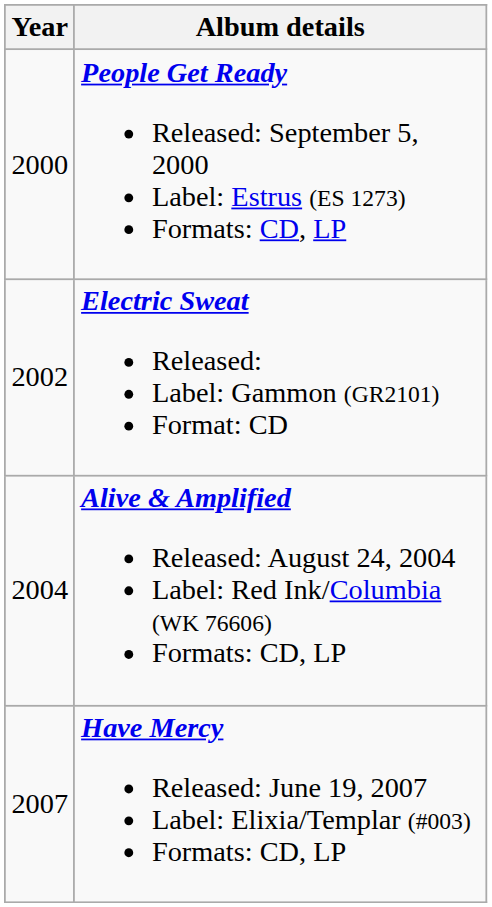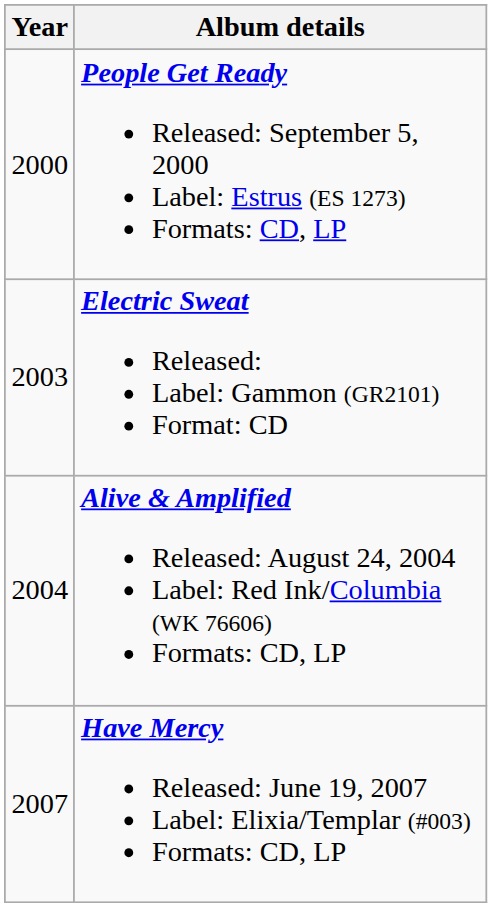(40, 376) 2002 -> (40, 376) 2003
